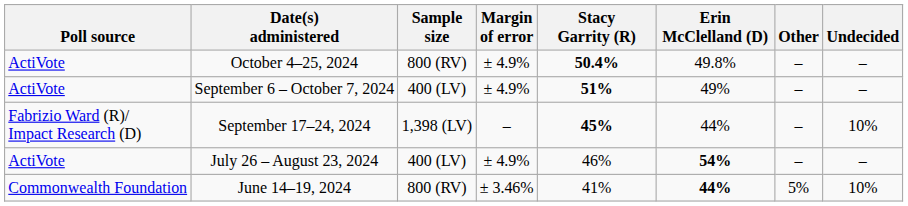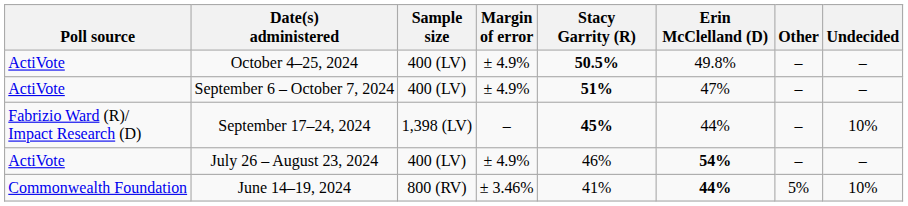(437, 63) 800 (RV) -> (437, 63) 400 (LV)
(597, 63) 50.4% -> (597, 63) 50.5%
(715, 89) 49% -> (715, 89) 47%
